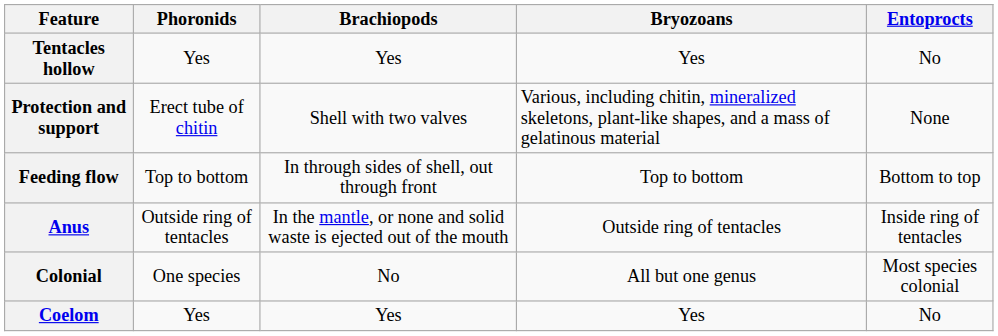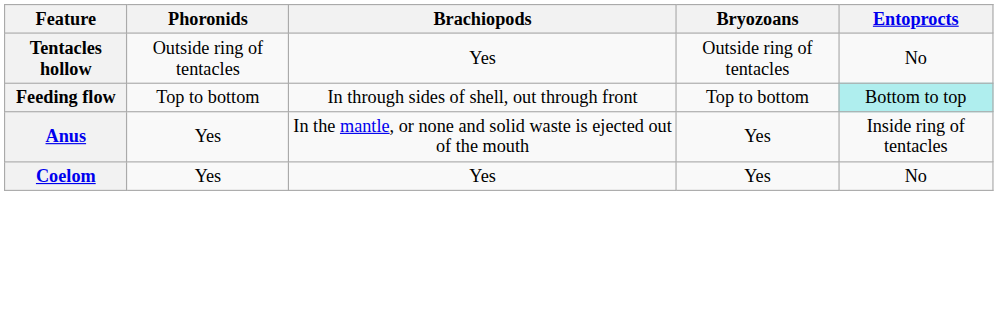(197, 58) Yes -> (208, 58) Outside ring of tentacles
(692, 58) Yes -> (757, 58) Outside ring of tentacles
- row: (69, 117)
(930, 177) no background -> (916, 97) paleturquoise background
(197, 227) Outside ring of tentacles -> (208, 136) Yes
(692, 227) Outside ring of tentacles -> (757, 136) Yes
- row: (69, 276)
